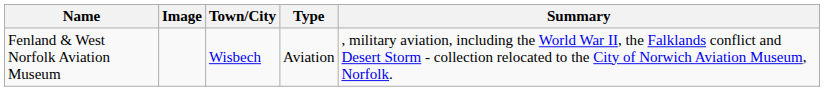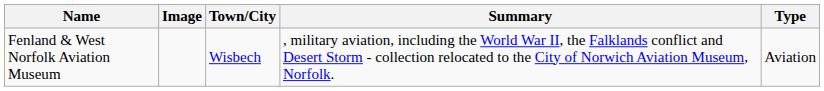columns swapped: (309, 16) <-> (579, 16)
